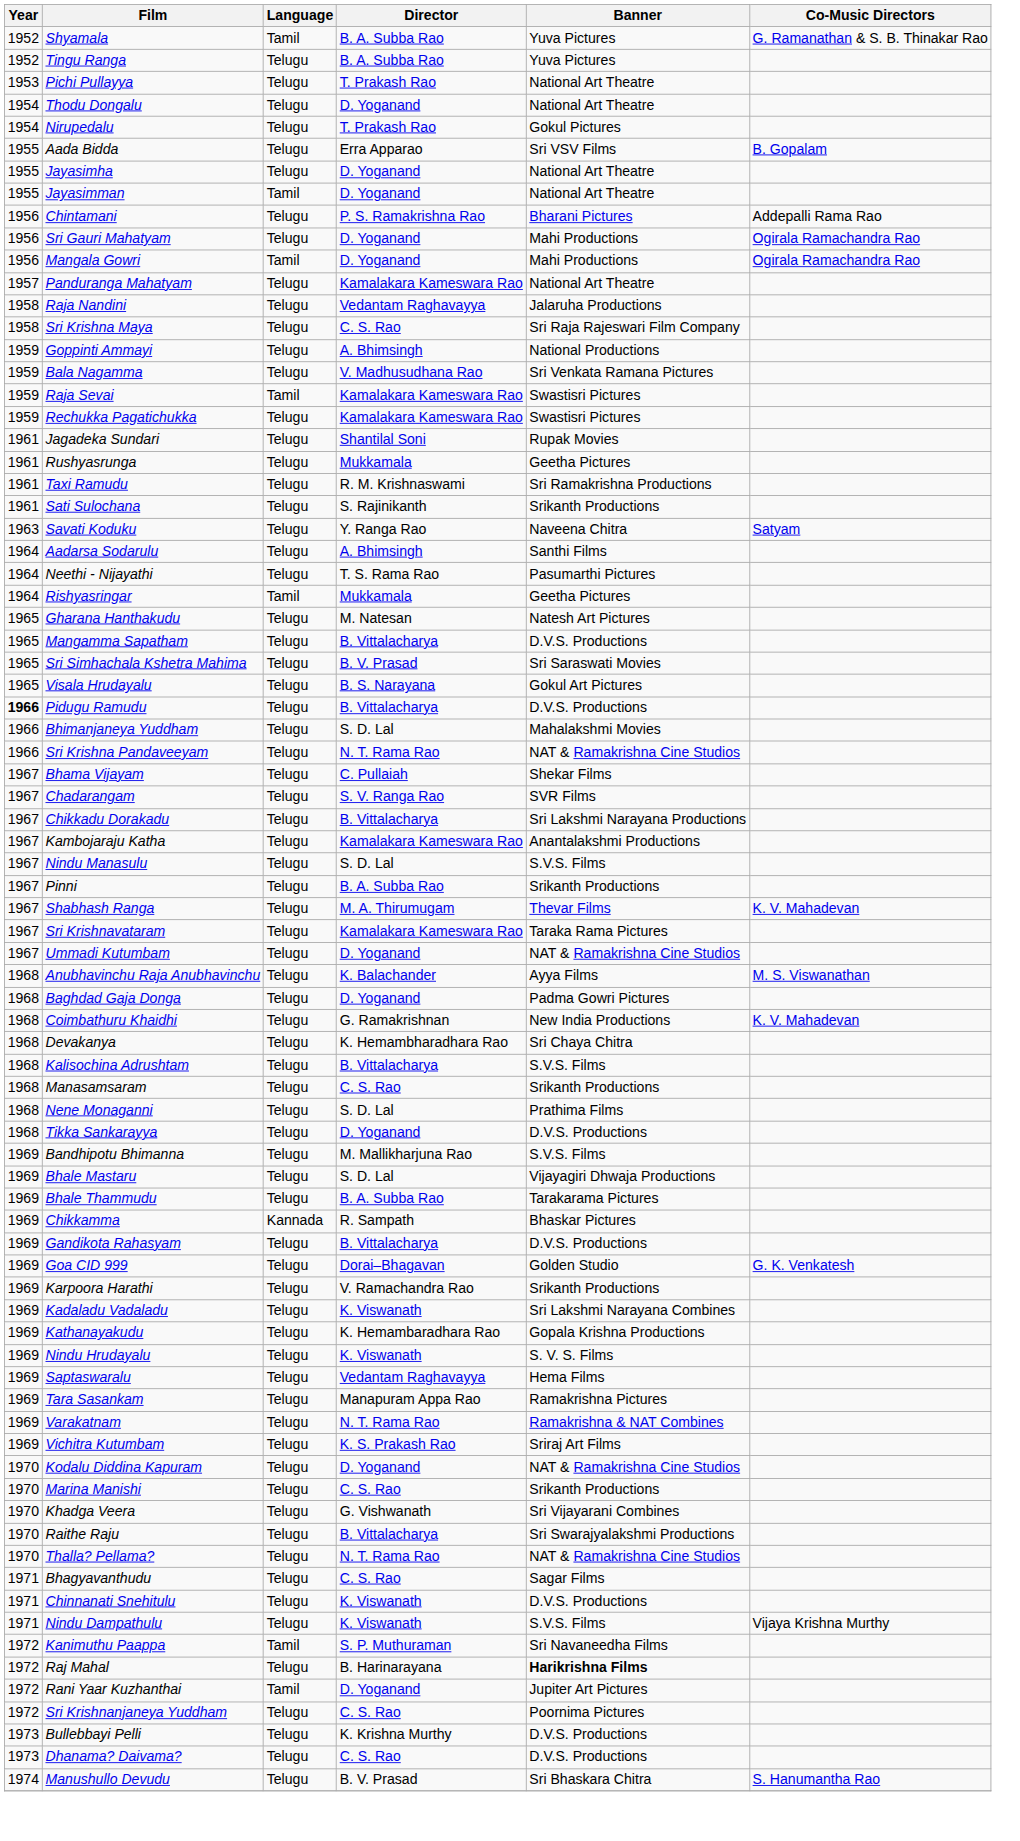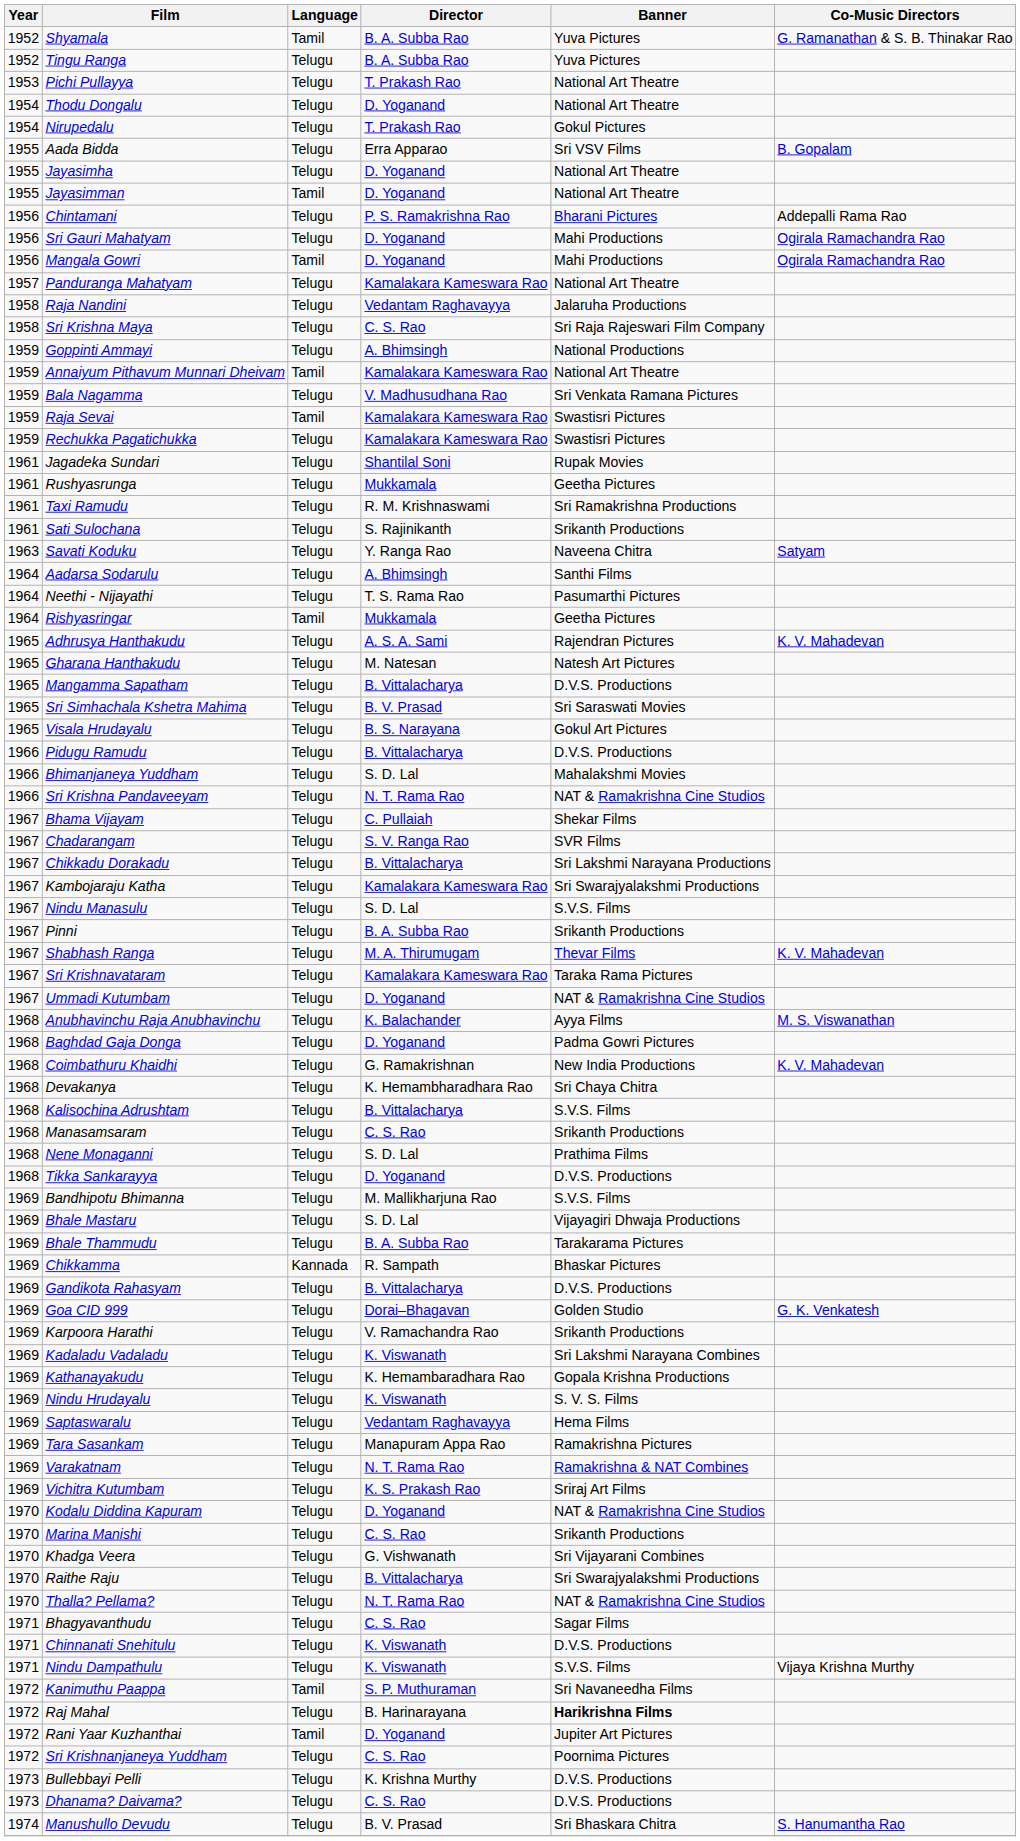+ row: (165, 372)
+ row: (115, 640)
(23, 707) bold -> (23, 752) normal
(615, 841) Anantalakshmi Productions -> (657, 886) Sri Swarajyalakshmi Productions
